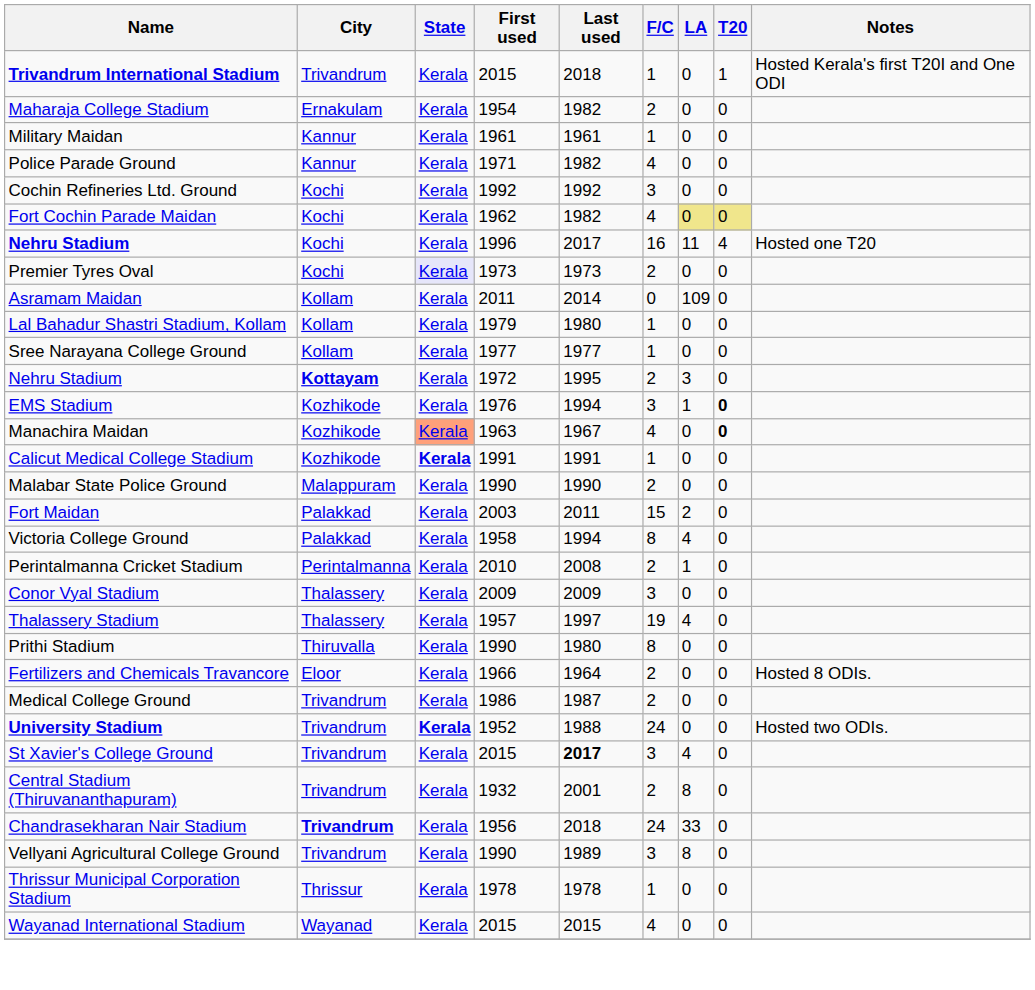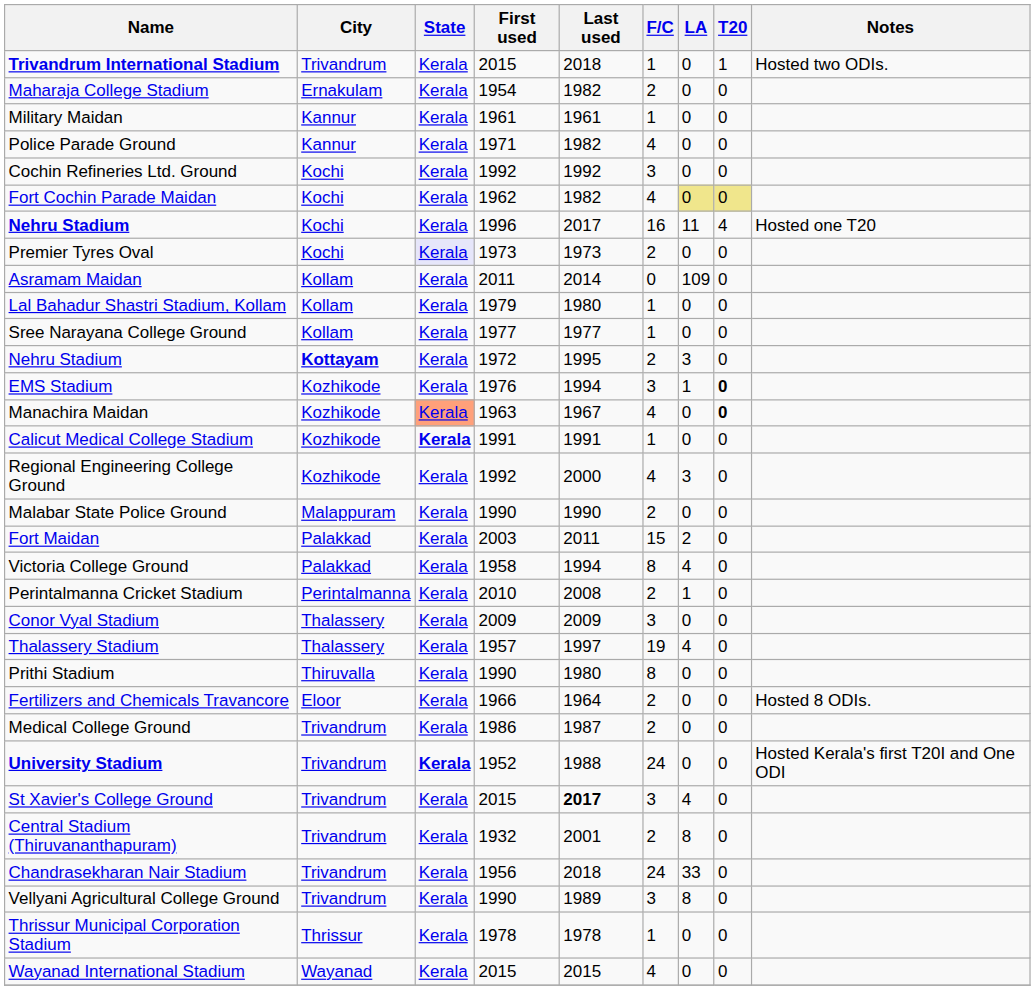(885, 74) Hosted Kerala's first T20I and One ODI -> (822, 64) Hosted two ODIs.
+ row: (121, 476)
(822, 727) Hosted two ODIs. -> (885, 764) Hosted Kerala's first T20I and One ODI
(347, 827) bold -> (344, 872) normal
